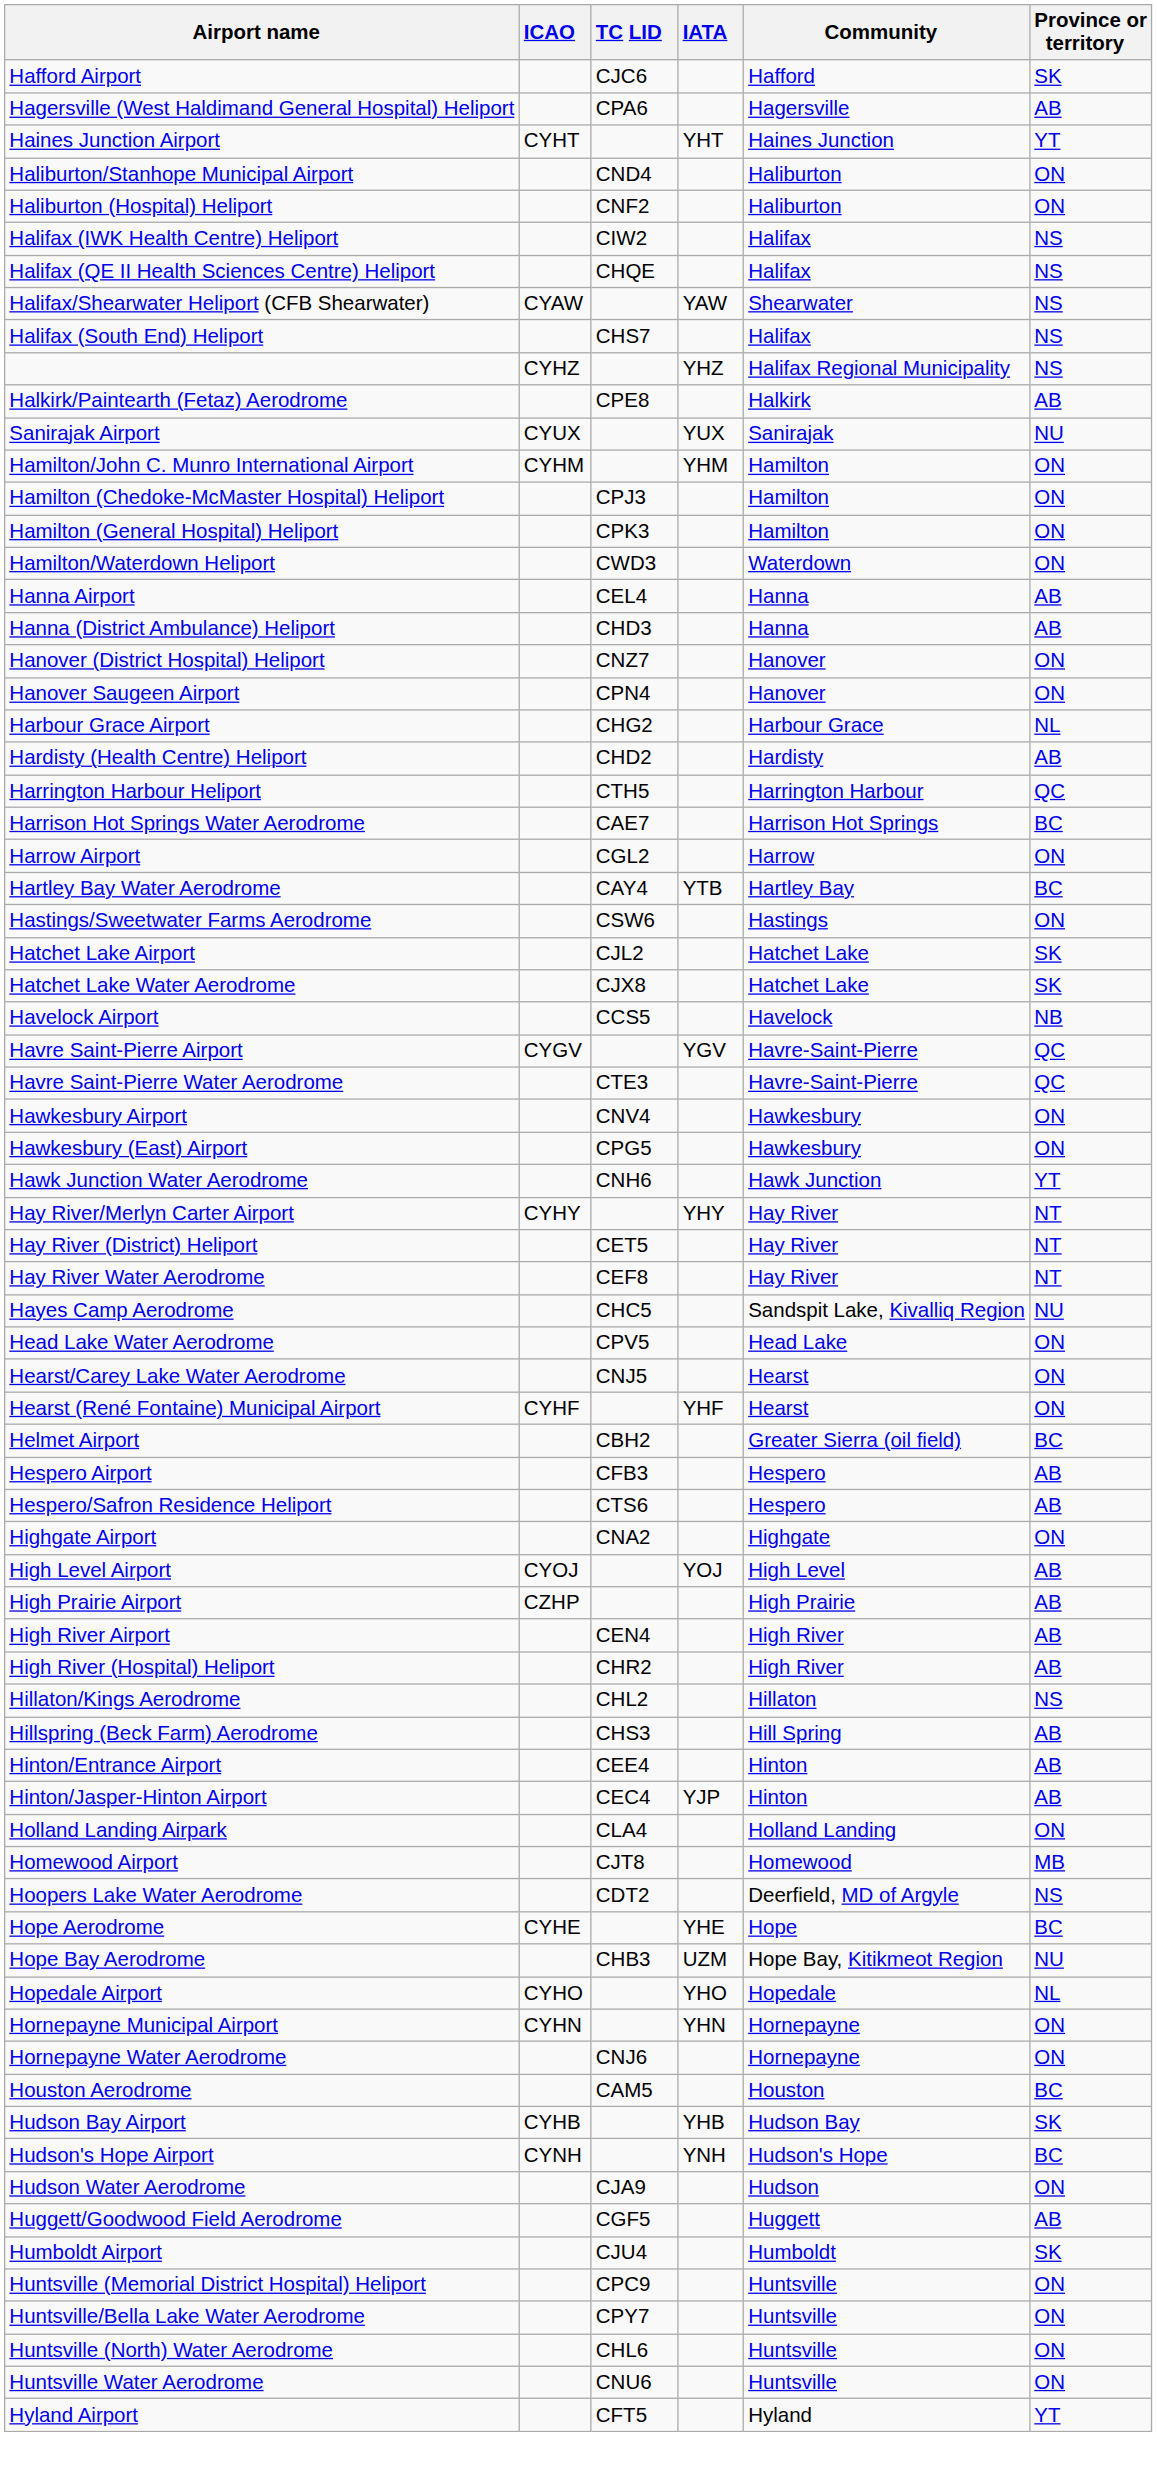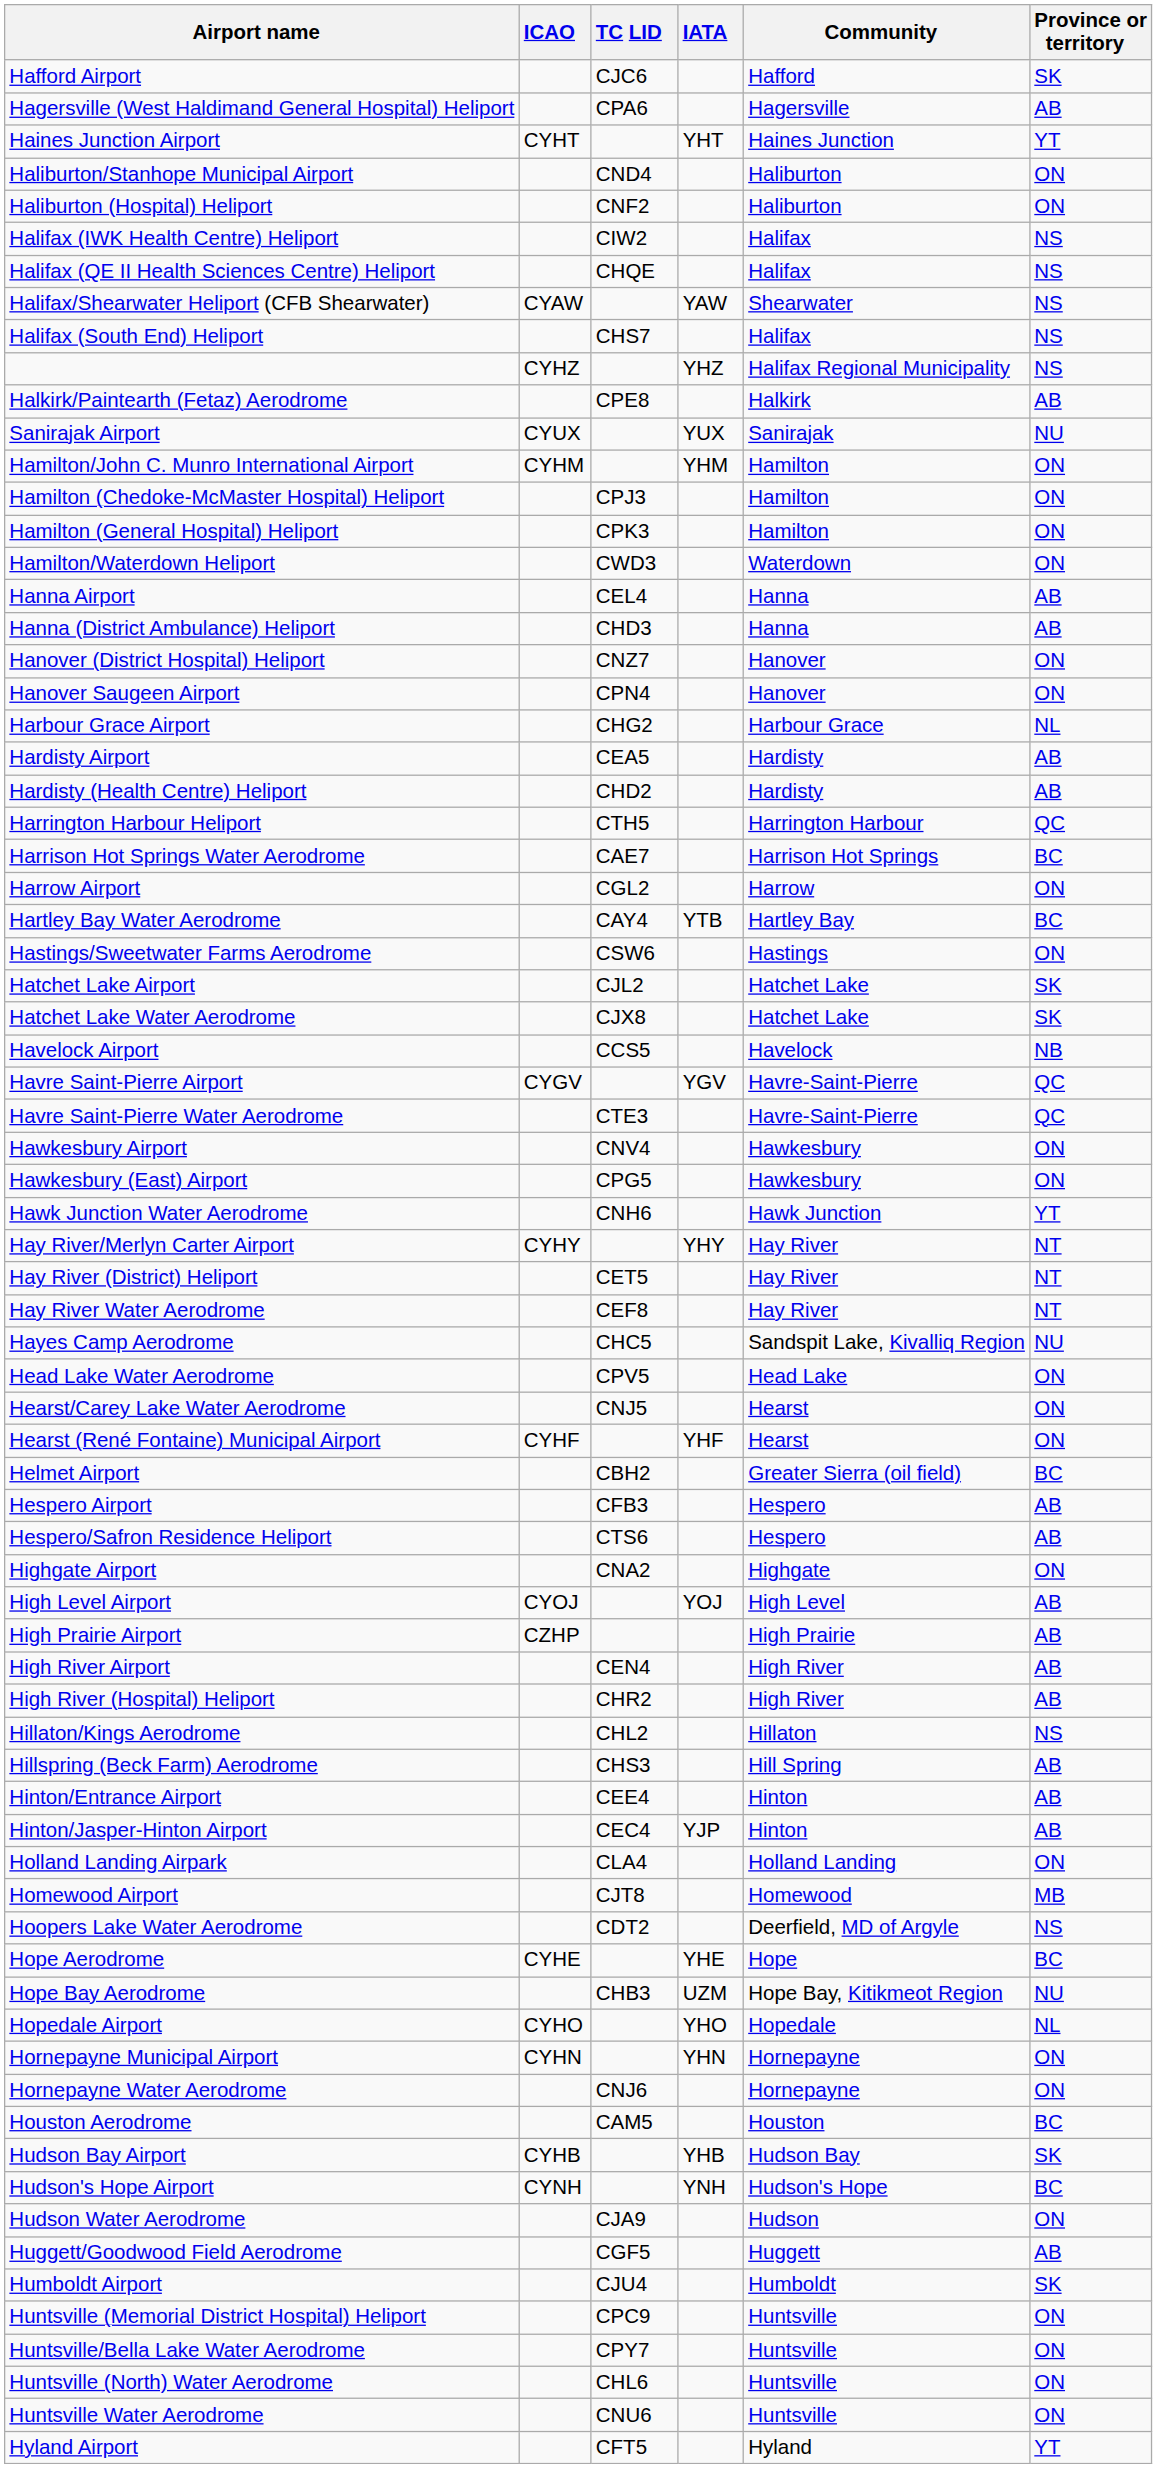+ row: (79, 758)
